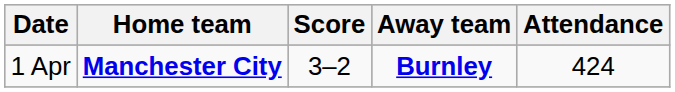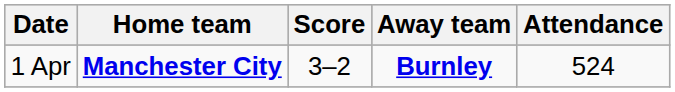(593, 65) 424 -> (593, 65) 524
